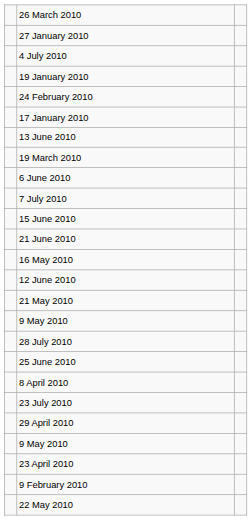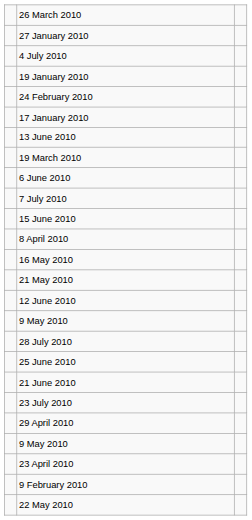rows swapped: (11, 382) <-> (11, 239)
rows swapped: (11, 280) <-> (11, 301)
